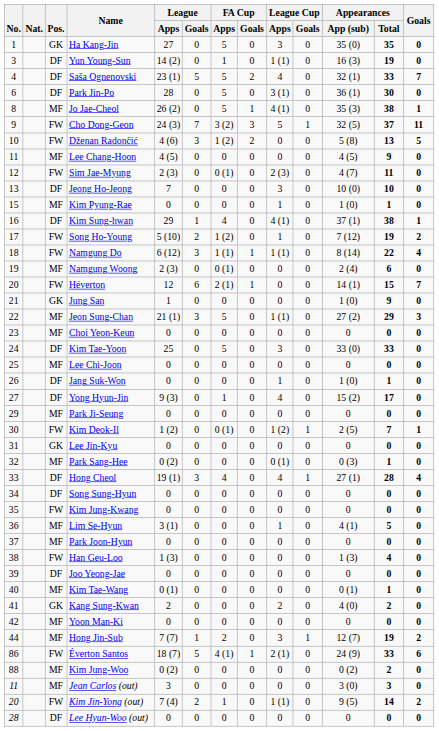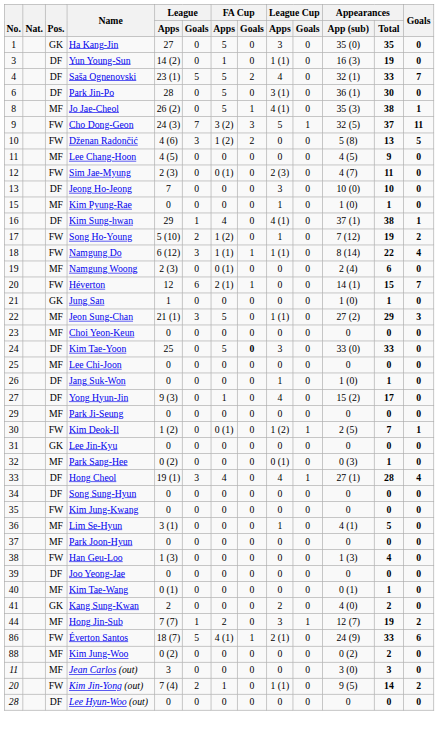(389, 301) 9 -> (389, 301) 1
(252, 349) normal -> (252, 349) bold
- row: (96, 622)
